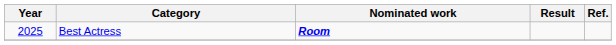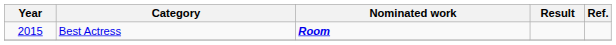(30, 31) 2025 -> (30, 31) 2015
